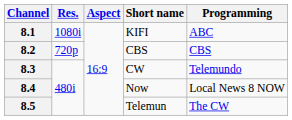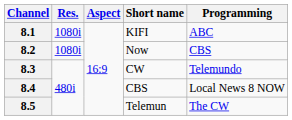(66, 50) 720p -> (68, 50) 1080i
(137, 50) CBS -> (137, 50) Now
(137, 87) Now -> (137, 87) CBS
